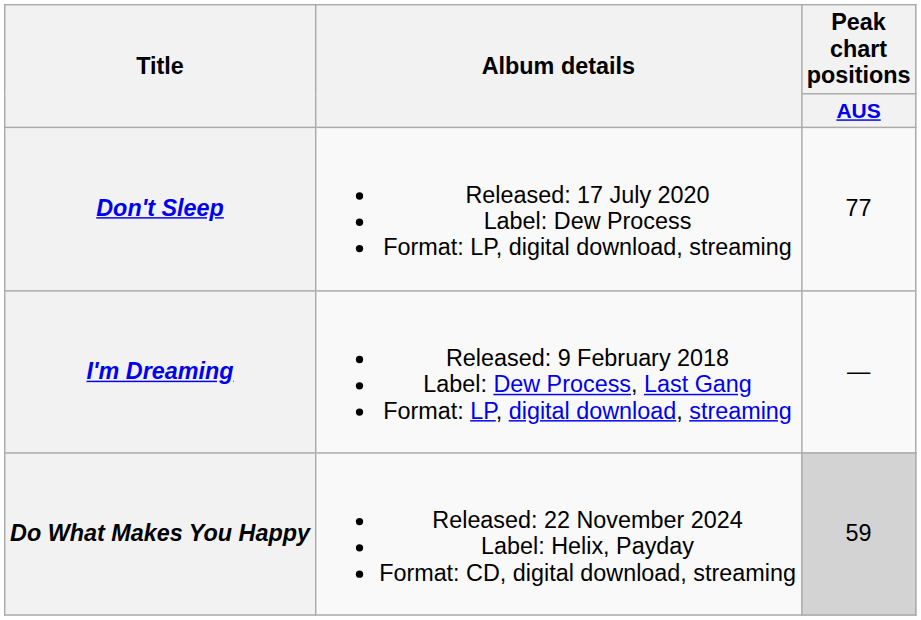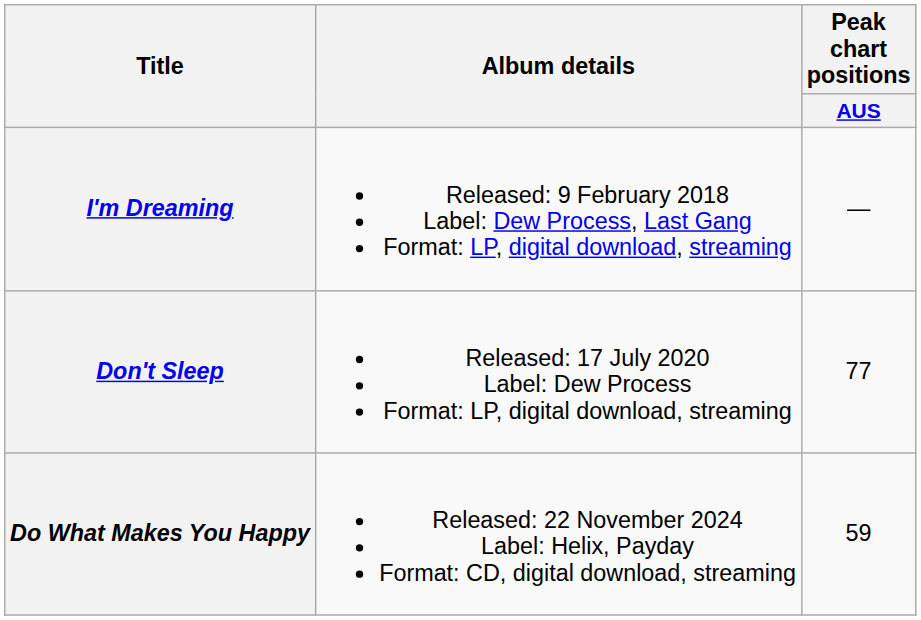rows swapped: (160, 371) <-> (160, 208)
(859, 533) lightgrey background -> (859, 533) no background
